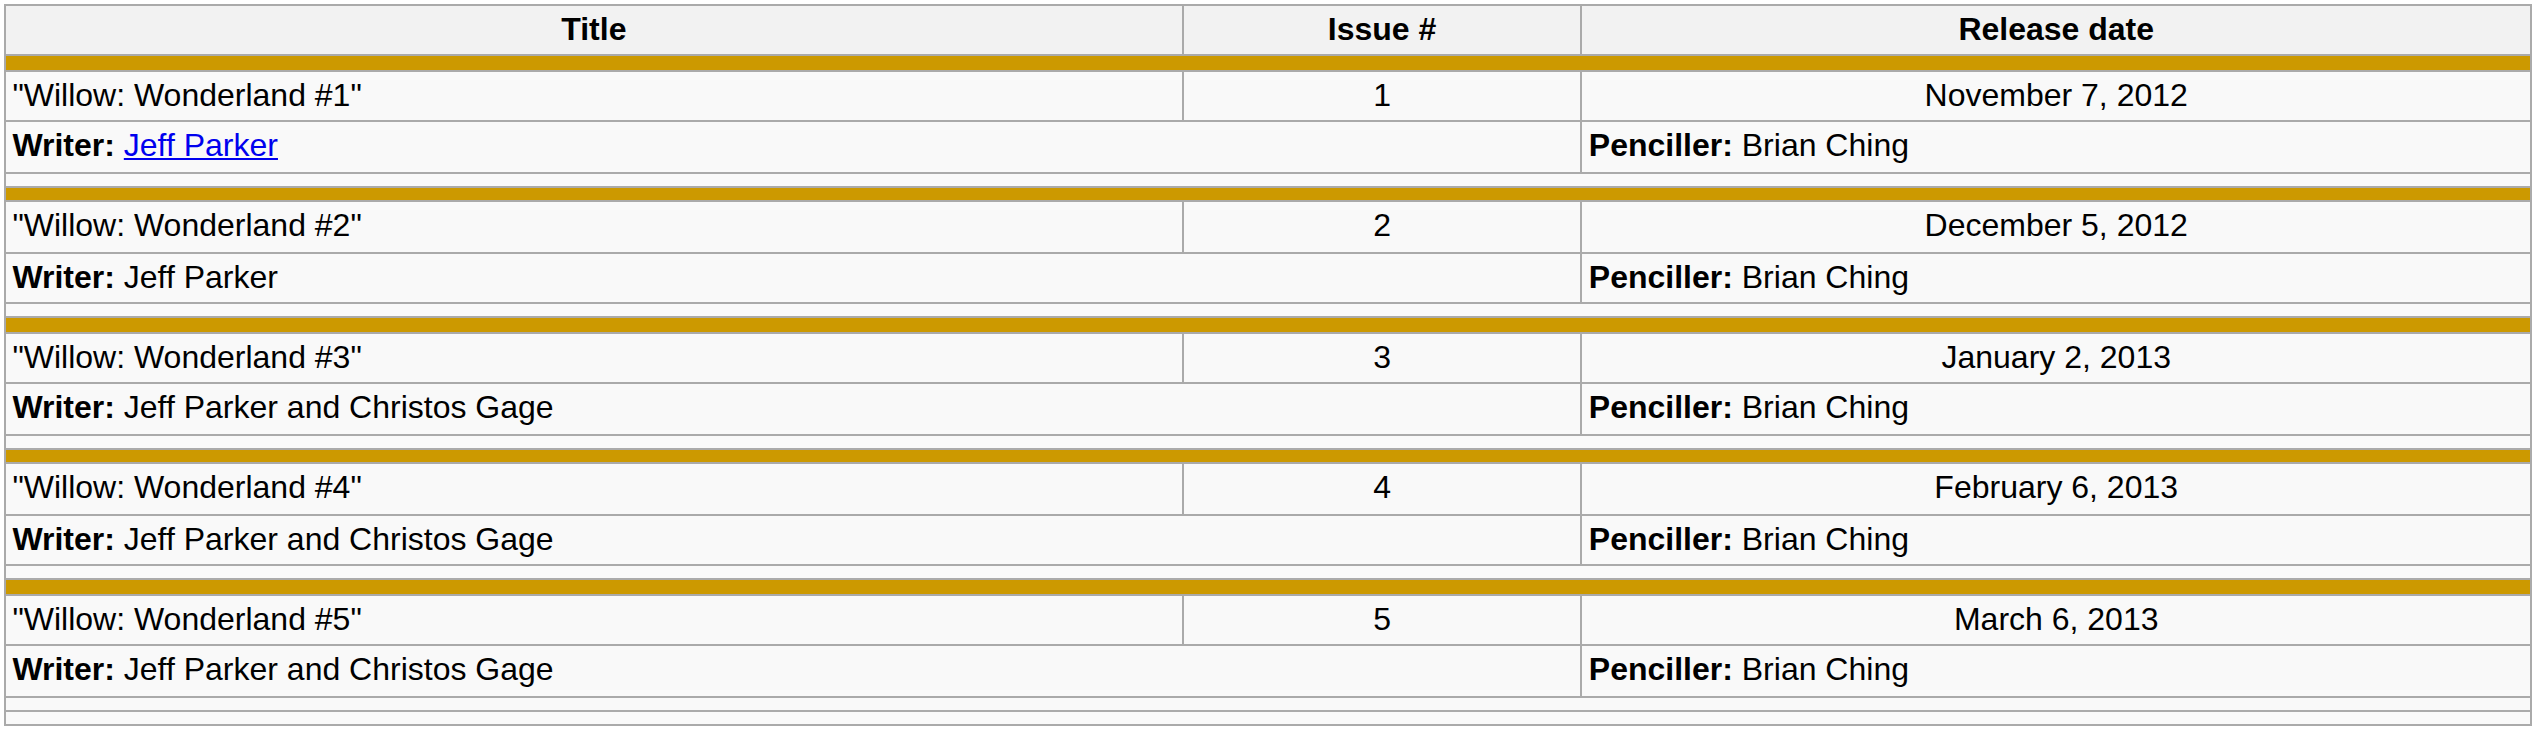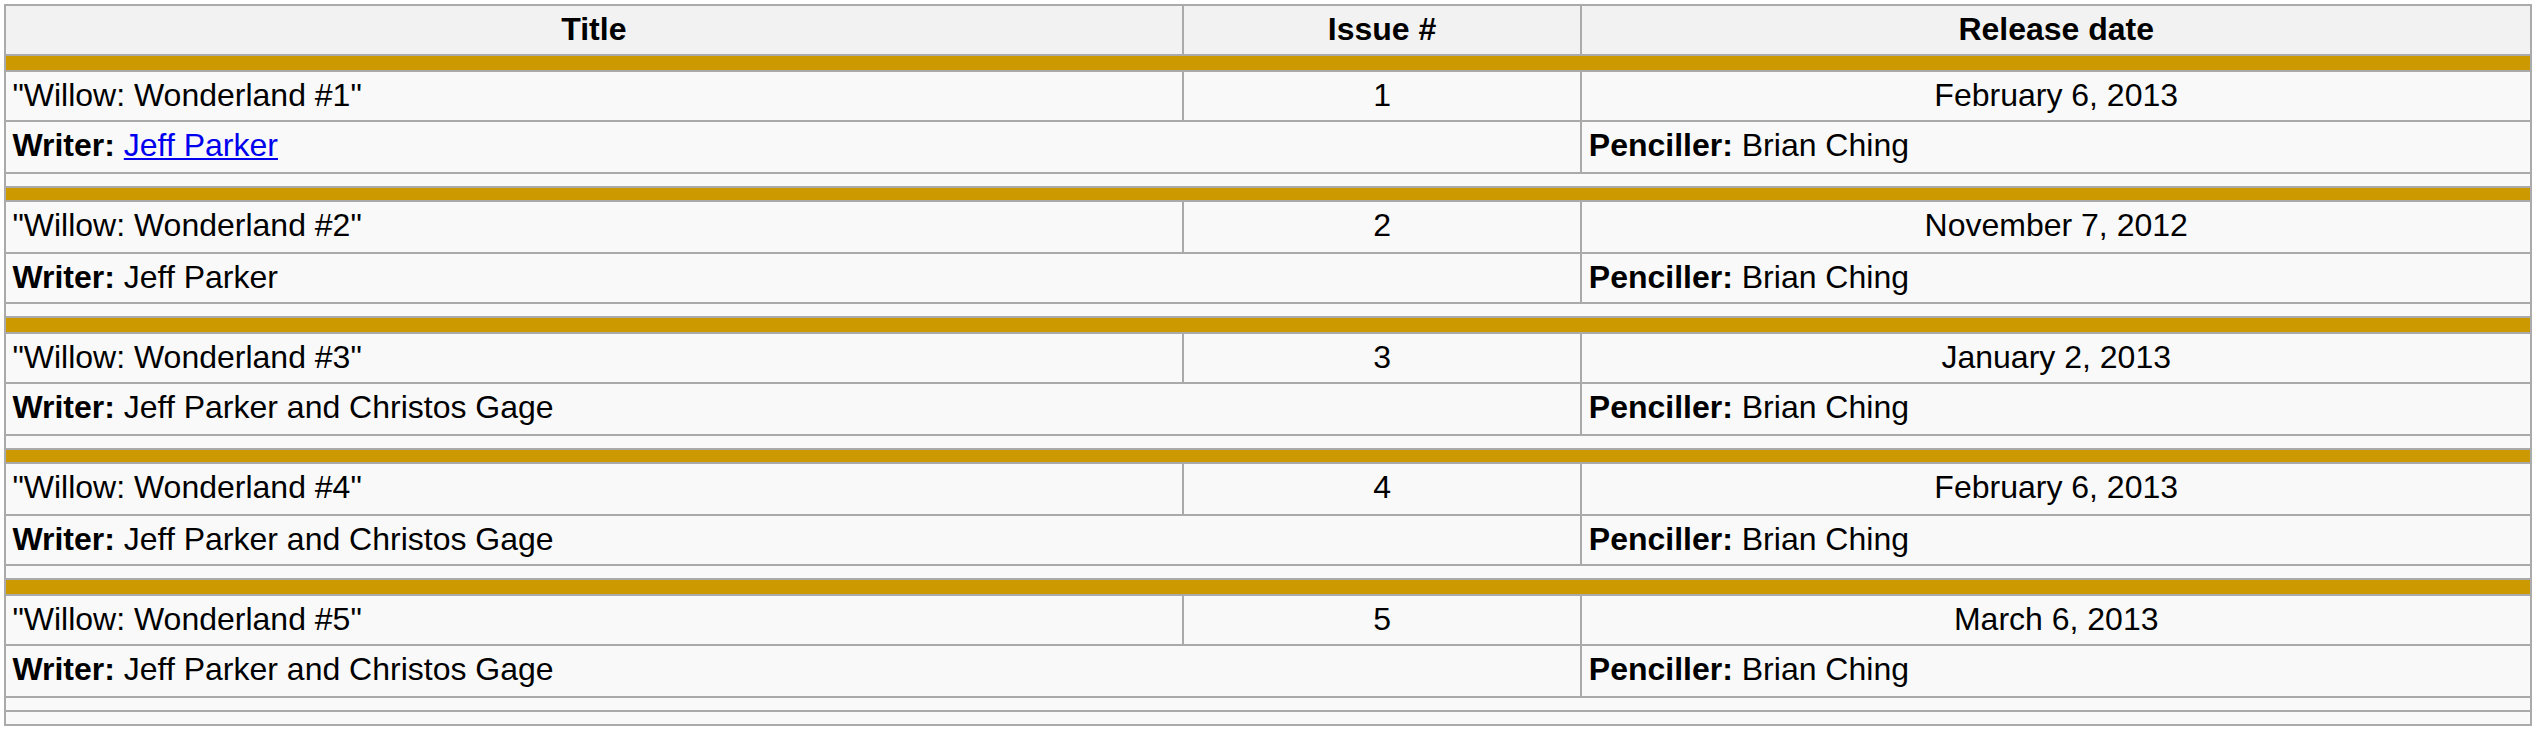(2056, 95) November 7, 2012 -> (2056, 95) February 6, 2013
(2056, 226) December 5, 2012 -> (2056, 226) November 7, 2012
